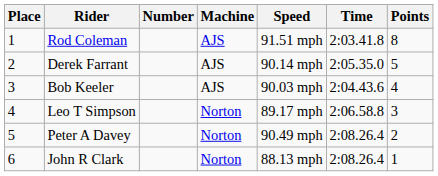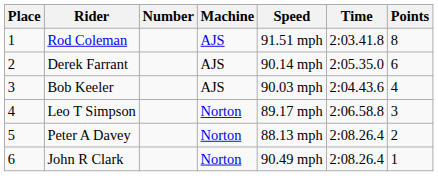(394, 64) 5 -> (394, 64) 6
(292, 135) 90.49 mph -> (292, 135) 88.13 mph
(292, 159) 88.13 mph -> (292, 159) 90.49 mph
